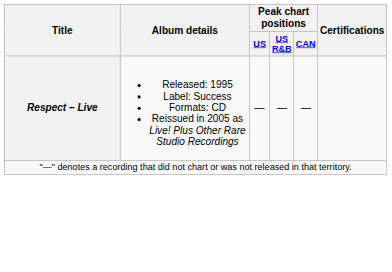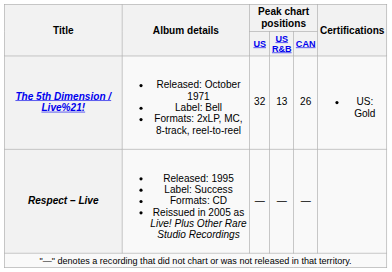+ row: (63, 102)
